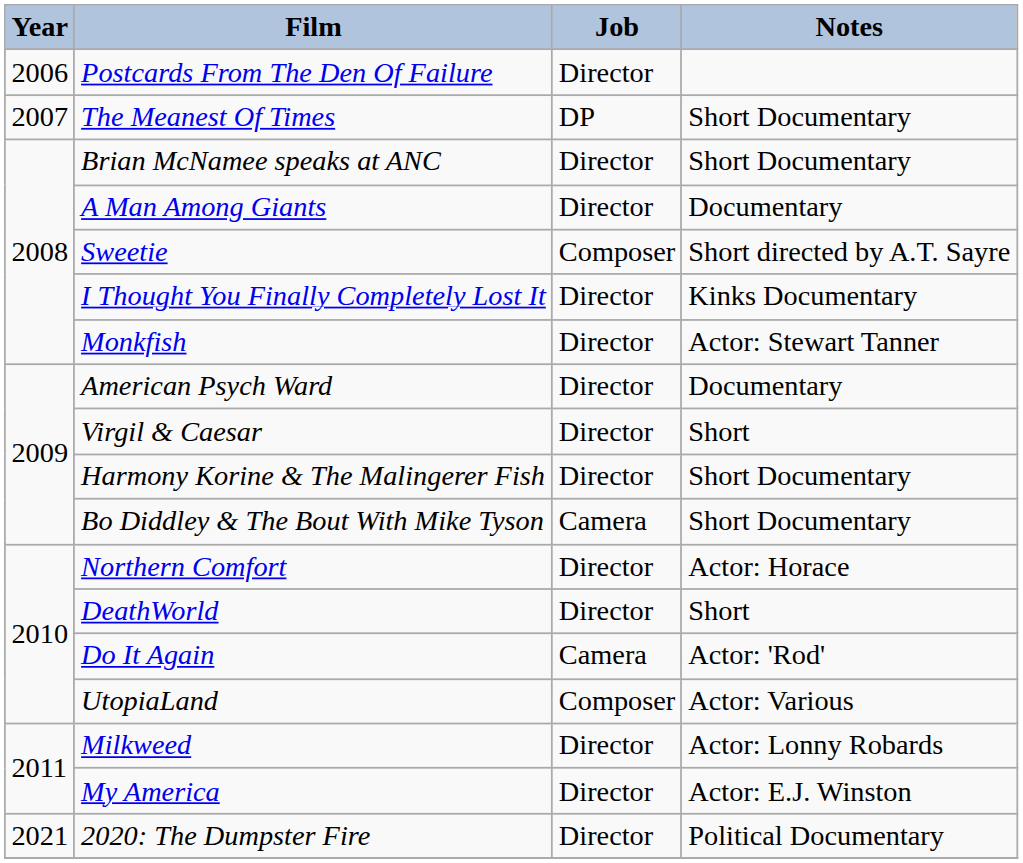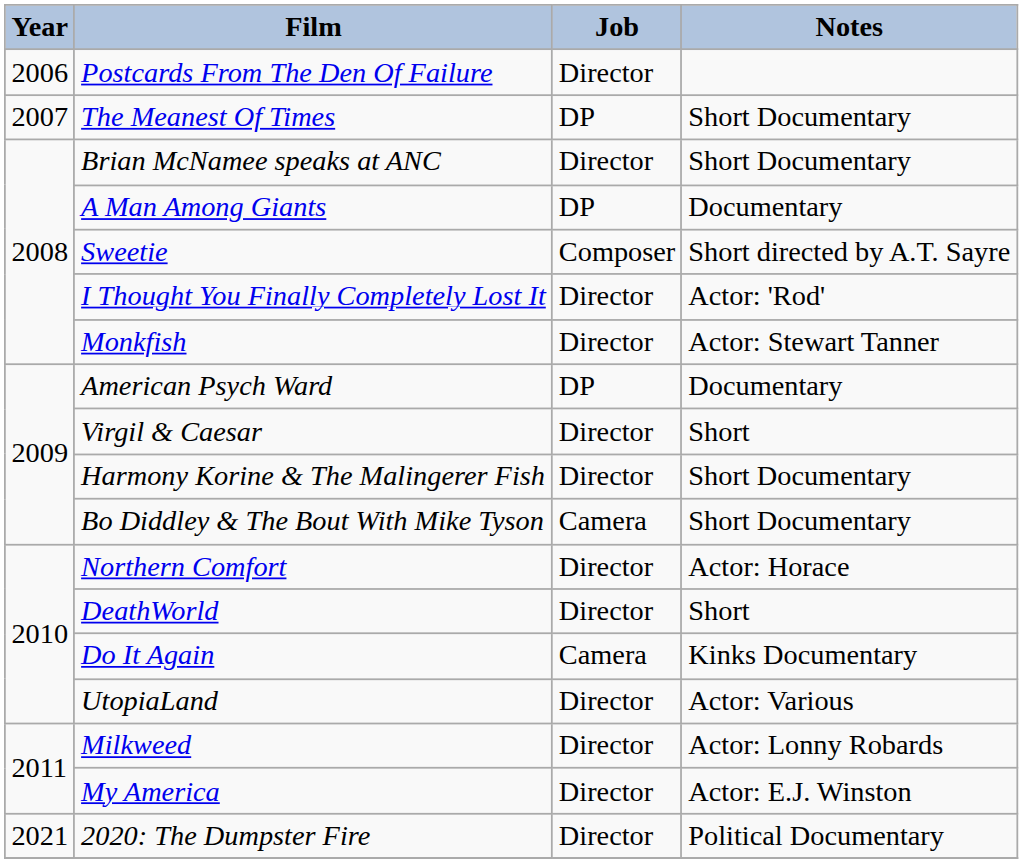(606, 206) Director -> (577, 206) DP
(803, 296) Kinks Documentary -> (757, 296) Actor: 'Rod'
(606, 386) Director -> (577, 386) DP
(757, 655) Actor: 'Rod' -> (803, 655) Kinks Documentary
(617, 700) Composer -> (606, 700) Director
